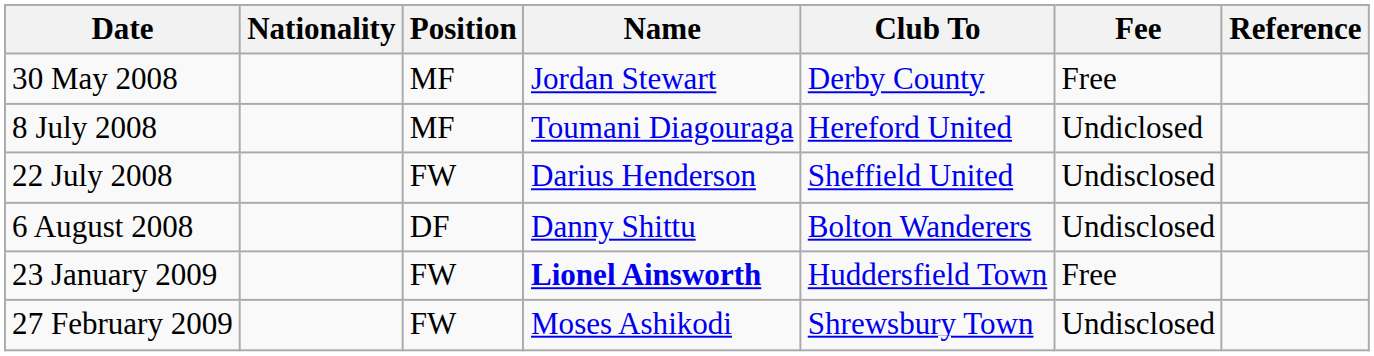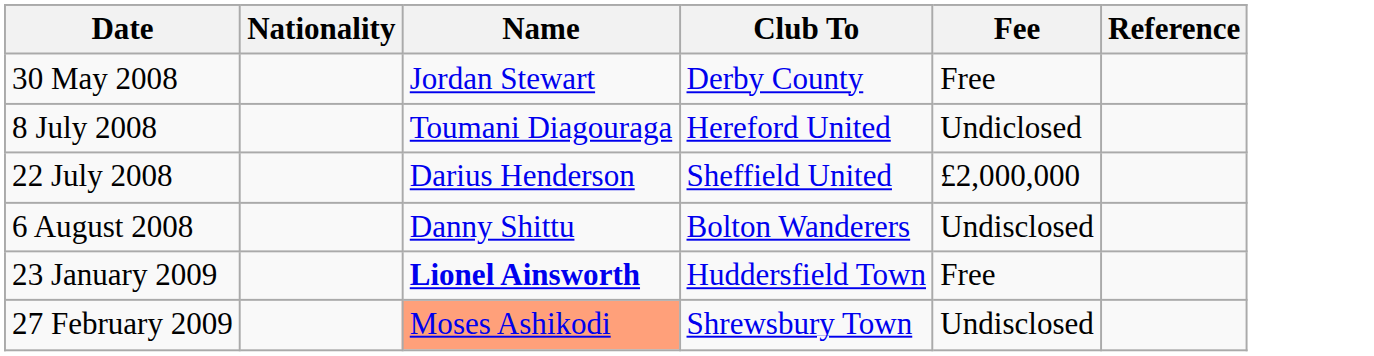- column: (463, 29)
(1138, 176) Undisclosed -> (1010, 176) £2,000,000
(631, 324) no background -> (510, 324) lightsalmon background
